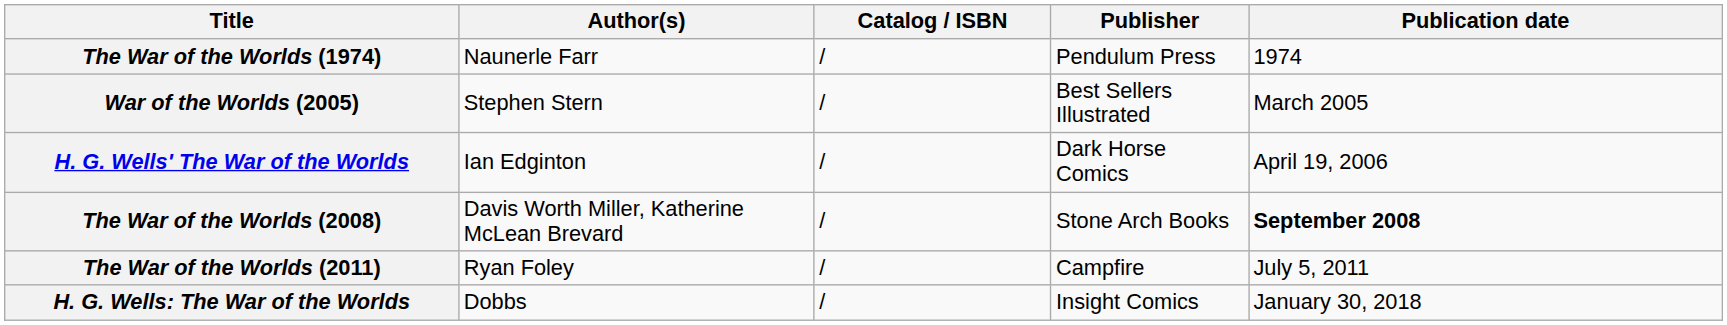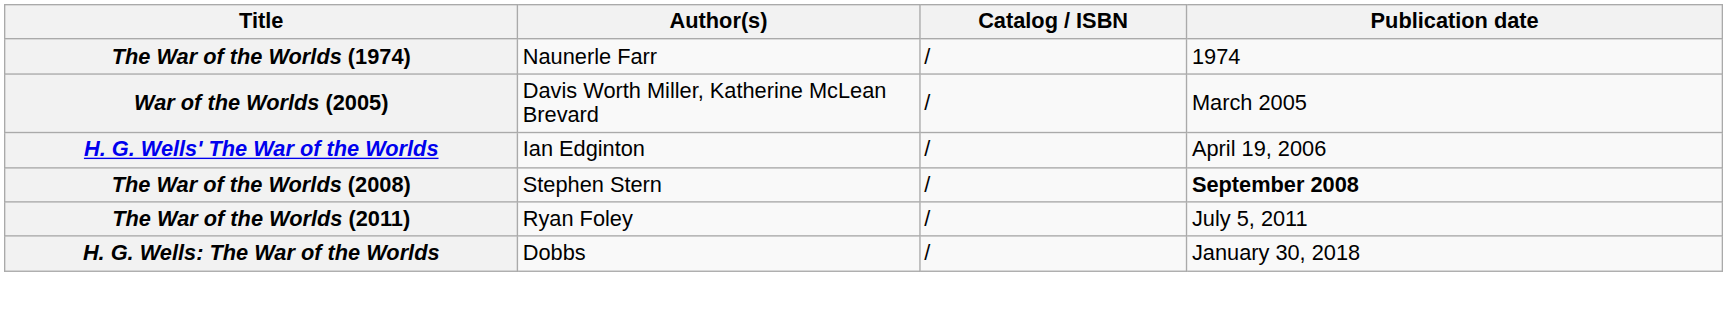- column: (1150, 21)
(533, 103) Stephen Stern -> (705, 103) Davis Worth Miller, Katherine McLean Brevard
(604, 220) Davis Worth Miller, Katherine McLean Brevard -> (592, 184) Stephen Stern
